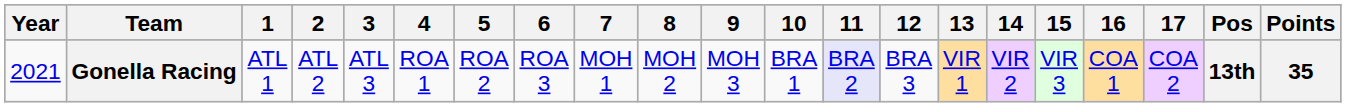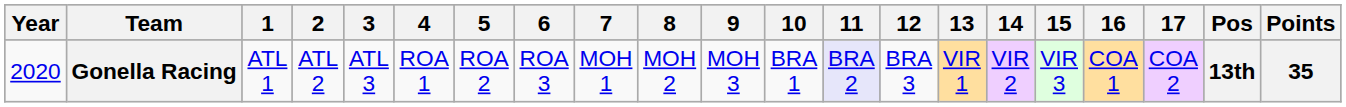(35, 71) 2021 -> (35, 71) 2020
